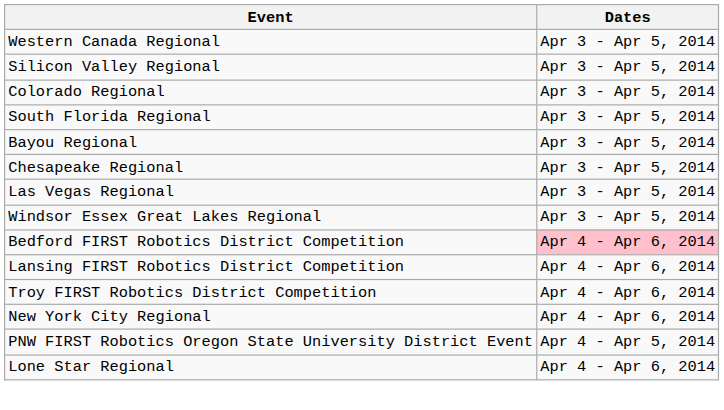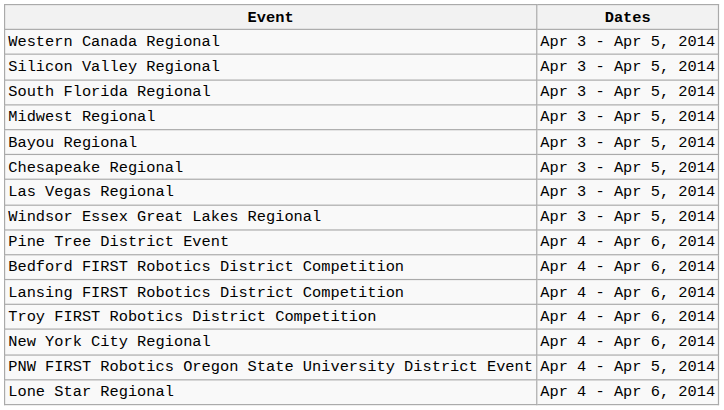- row: (86, 92)
+ row: (82, 117)
+ row: (119, 242)
(628, 242) pink background -> (628, 267) no background
